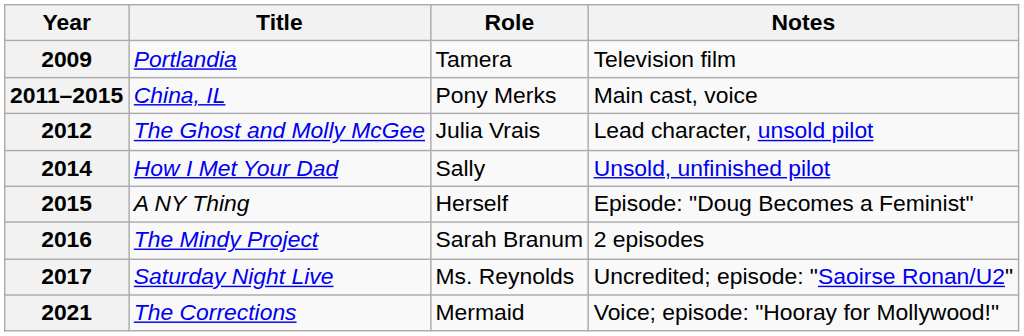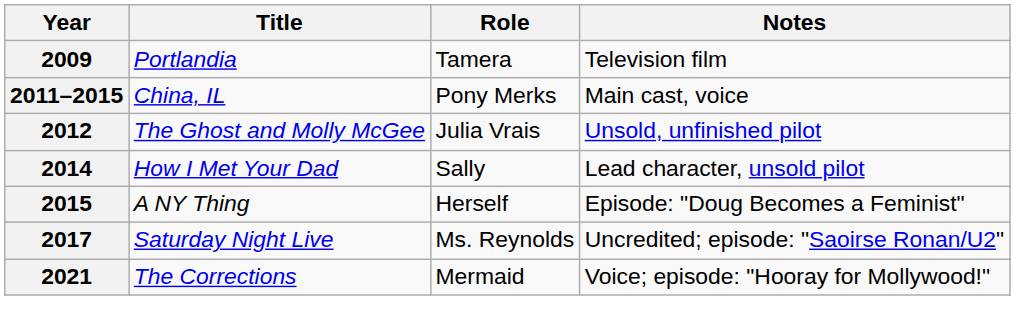(734, 131) Lead character, unsold pilot -> (703, 131) Unsold, unfinished pilot
(712, 167) Unsold, unfinished pilot -> (725, 167) Lead character, unsold pilot
- row: (67, 240)
